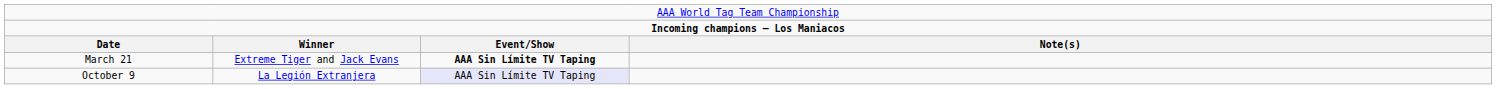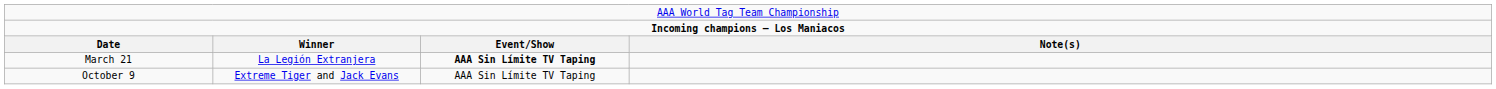(317, 60) Extreme Tiger and Jack Evans -> (317, 60) La Legión Extranjera
(317, 76) La Legión Extranjera -> (317, 76) Extreme Tiger and Jack Evans
(525, 76) lavender background -> (525, 76) no background
